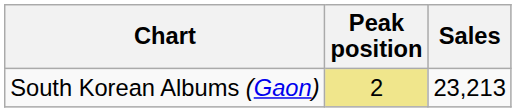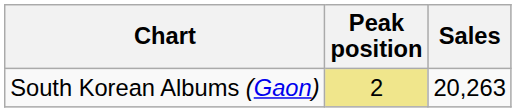(470, 87) 23,213 -> (470, 87) 20,263
